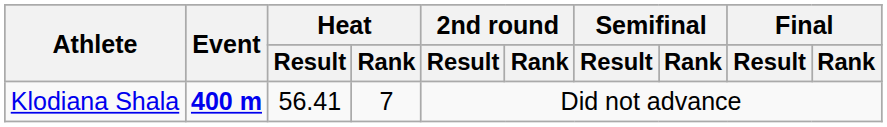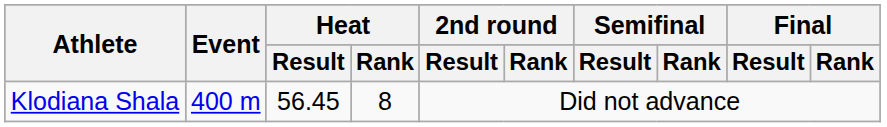(226, 102) bold -> (226, 102) normal
(310, 102) 56.41 -> (308, 102) 56.45
(386, 102) 7 -> (385, 102) 8
